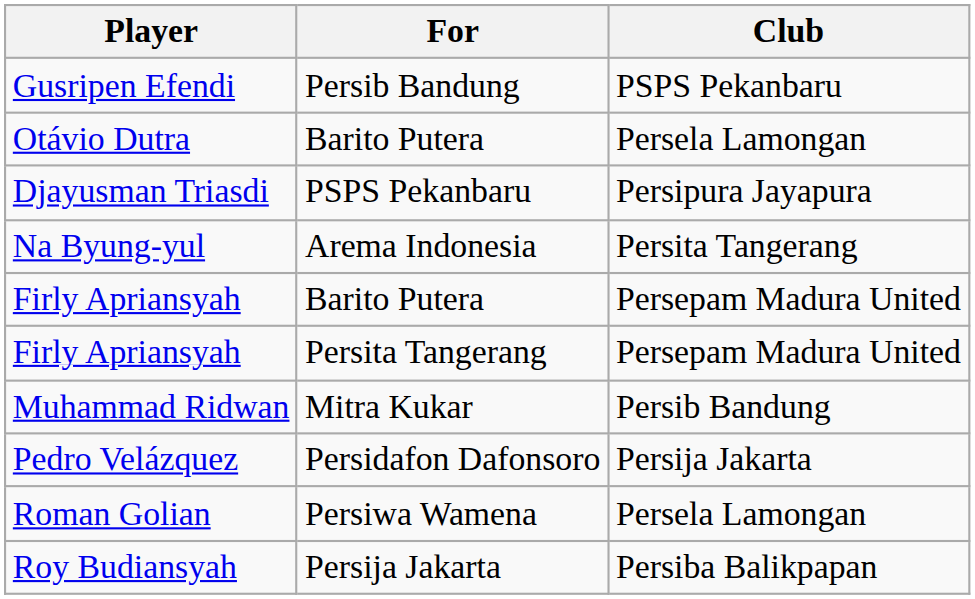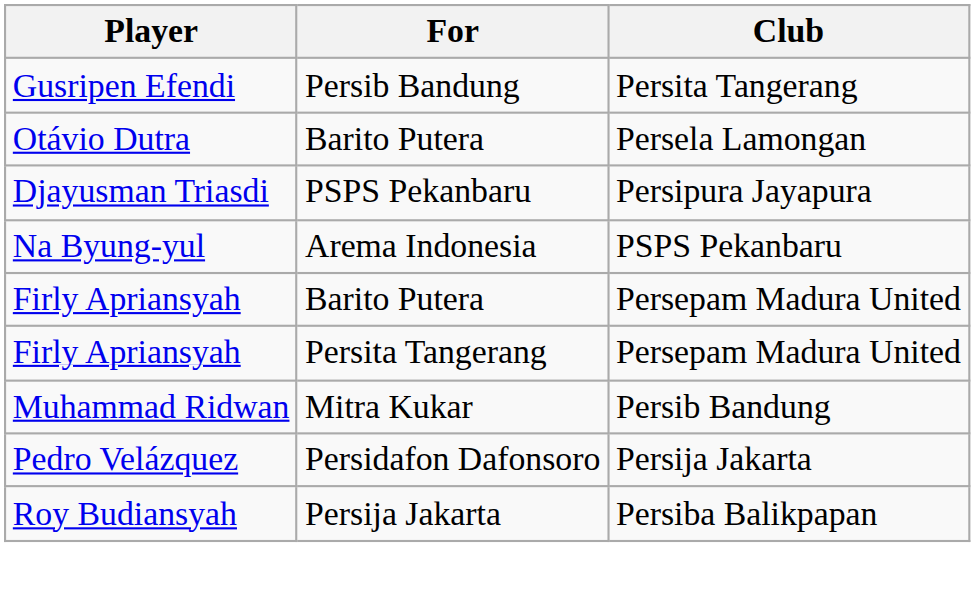(729, 84) PSPS Pekanbaru -> (737, 84) Persita Tangerang
(737, 245) Persita Tangerang -> (729, 245) PSPS Pekanbaru
- row: (112, 513)
